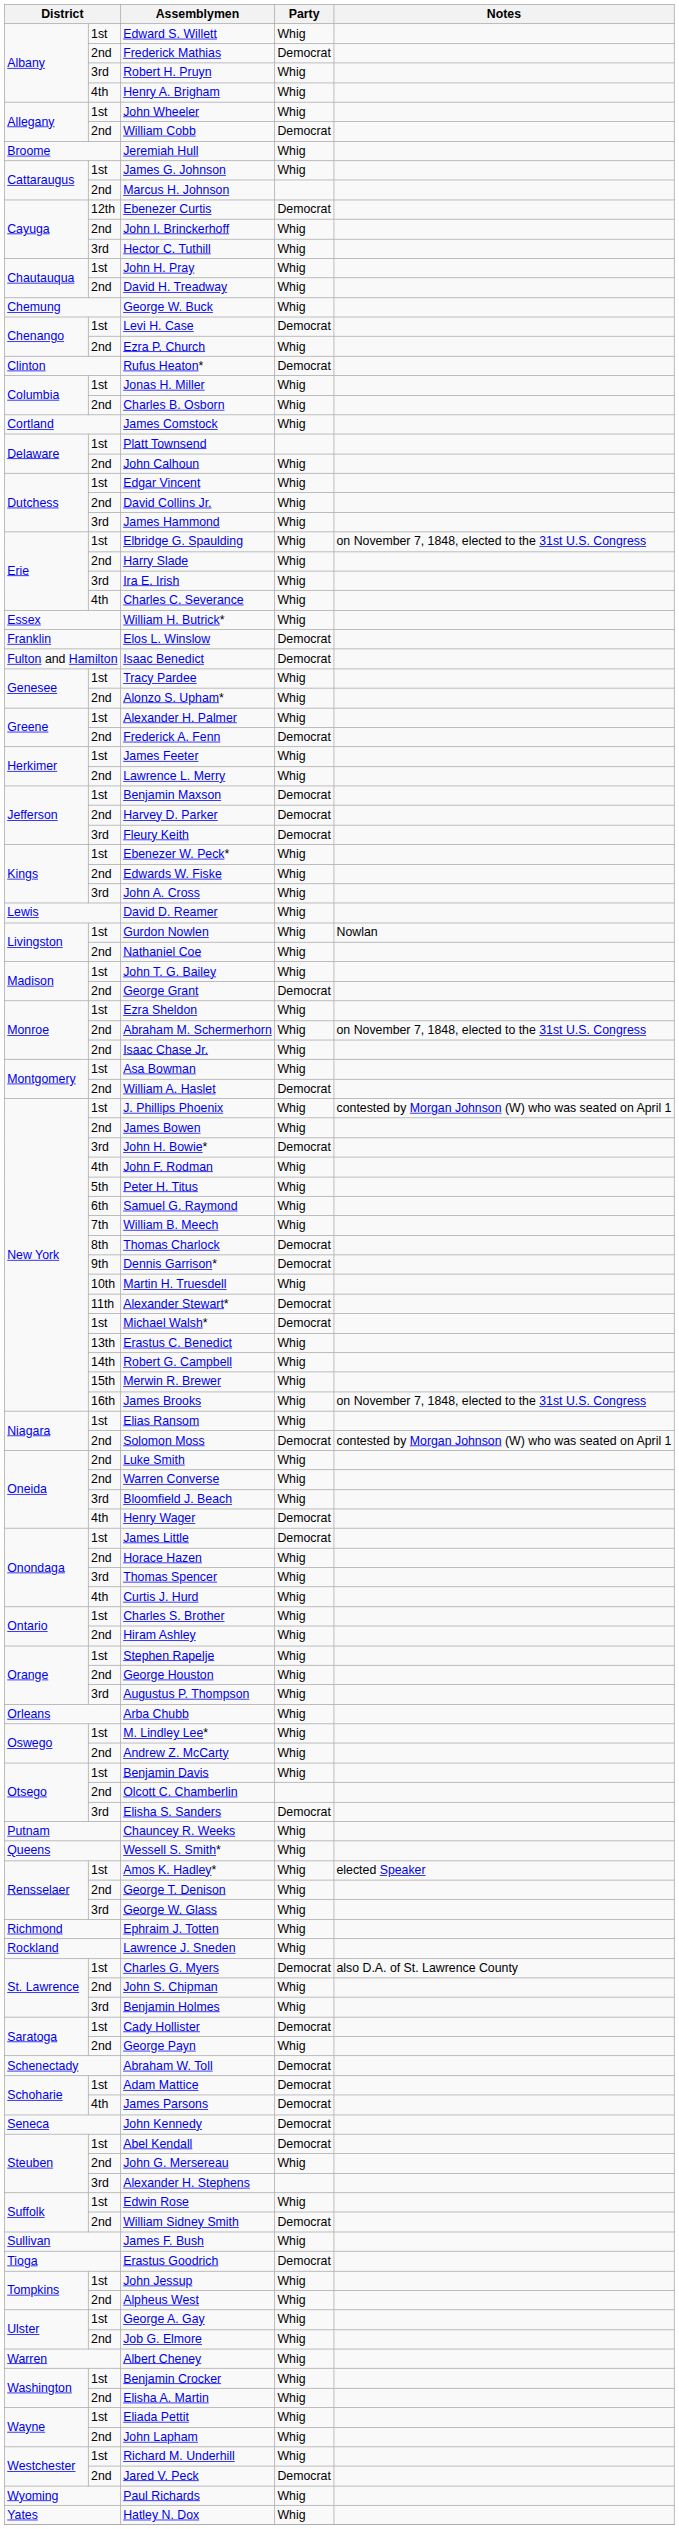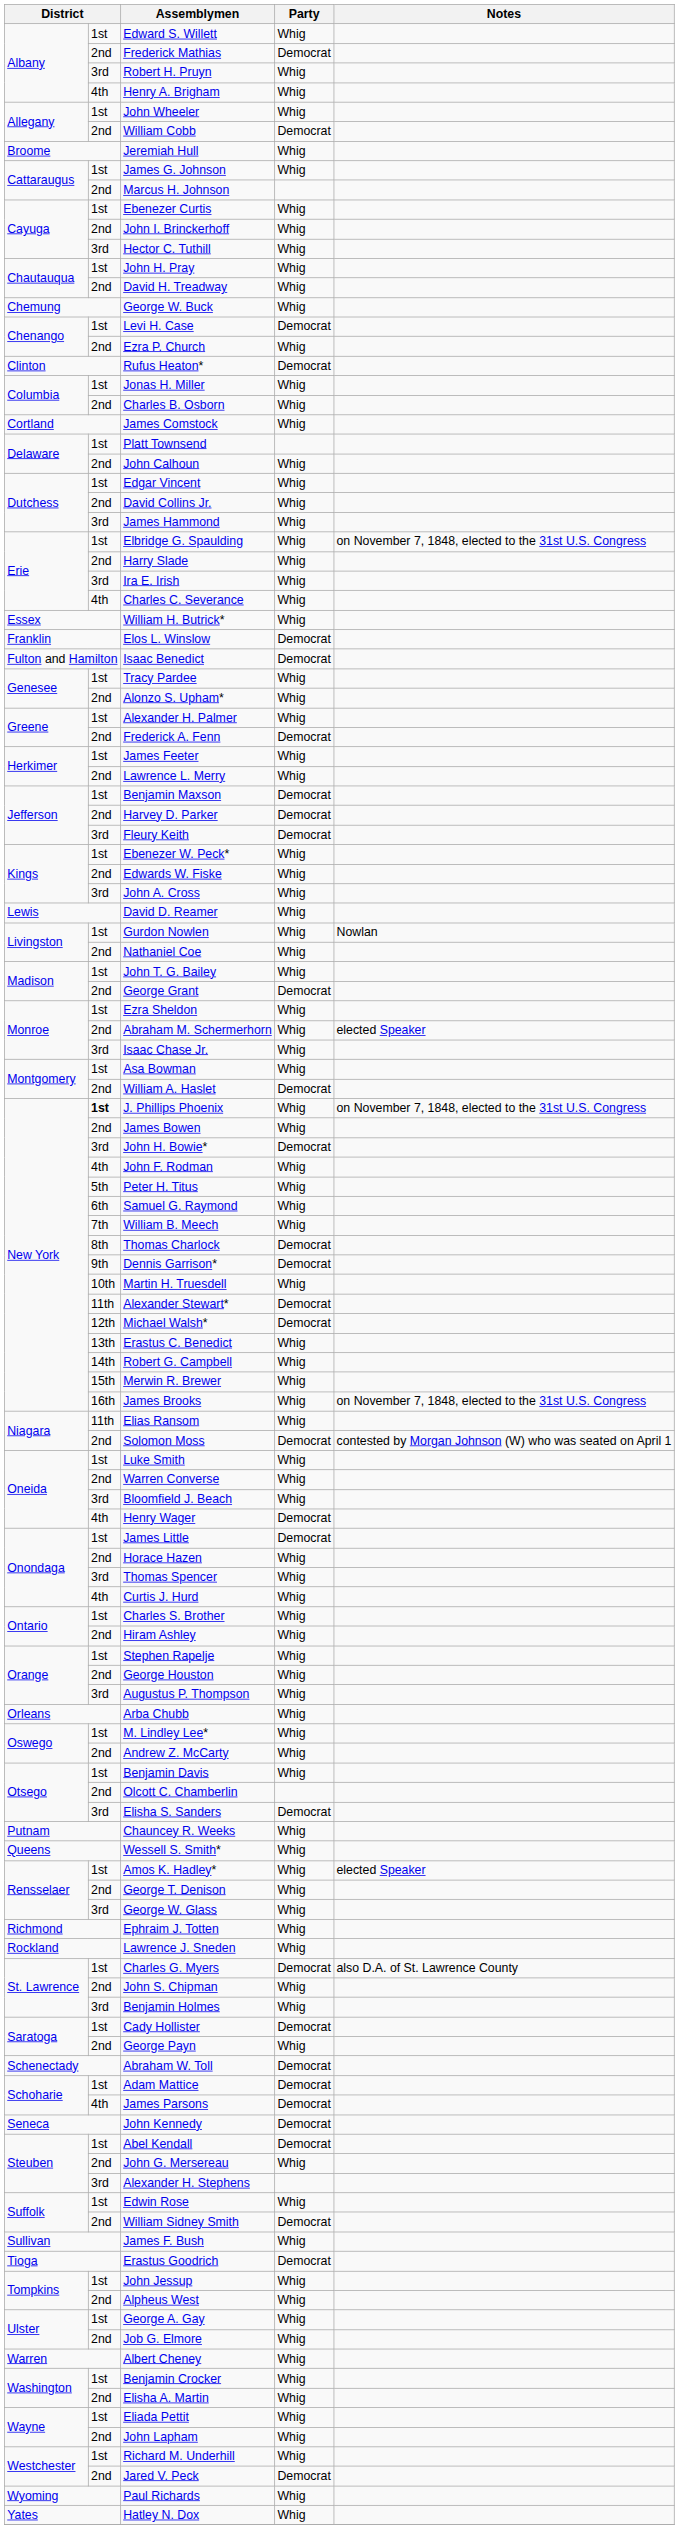(103, 209) 12th -> (99, 209) 1st
(304, 209) Democrat -> (291, 209) Whig
(491, 1030) on November 7, 1848, elected to the 31st U.S. Congress -> (381, 1030) elected Speaker
(101, 1049) 2nd -> (100, 1049) 3rd
(99, 1108) normal -> (100, 1108) bold
(504, 1108) contested by Morgan Johnson (W) who was seated on April 1 -> (491, 1108) on November 7, 1848, elected to the 31st U.S. Congress
(99, 1323) 1st -> (103, 1323) 12th
(99, 1421) 1st -> (103, 1421) 11th
(101, 1460) 2nd -> (99, 1460) 1st
